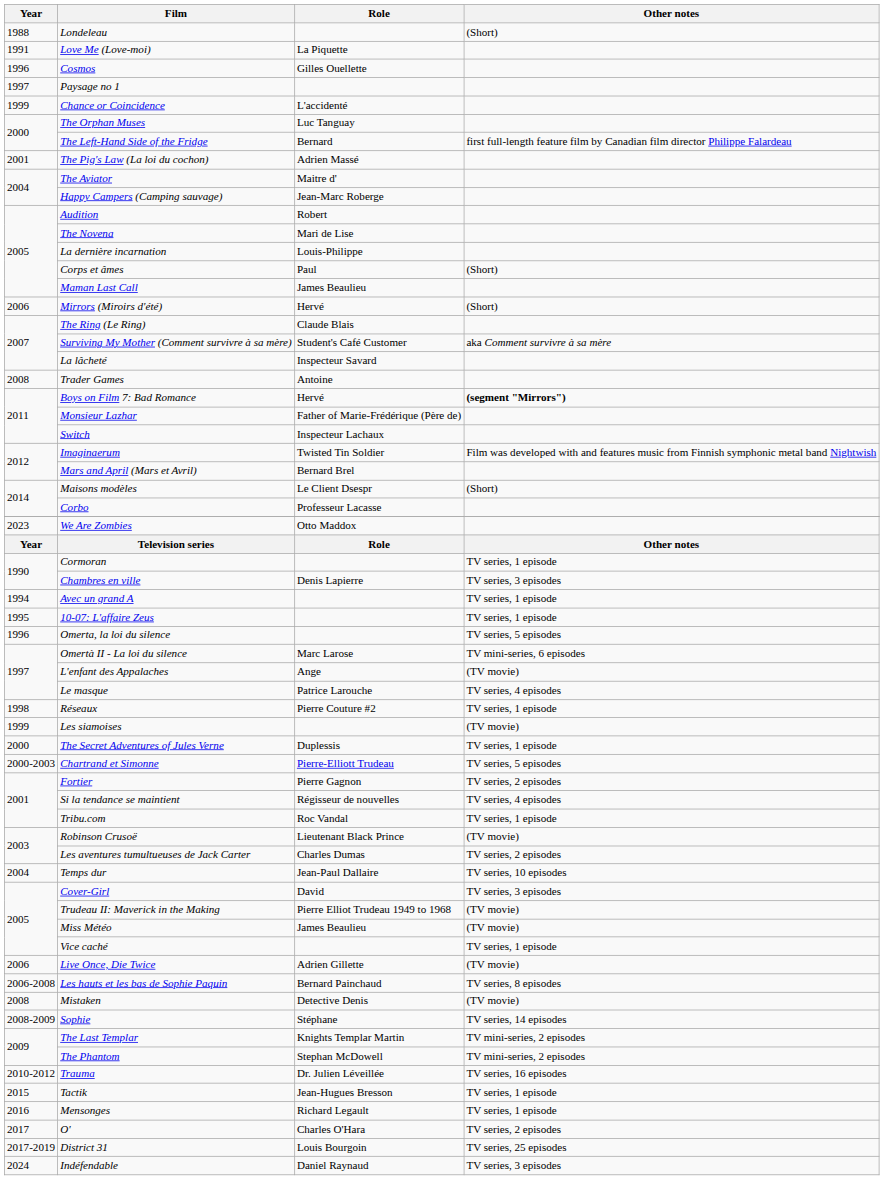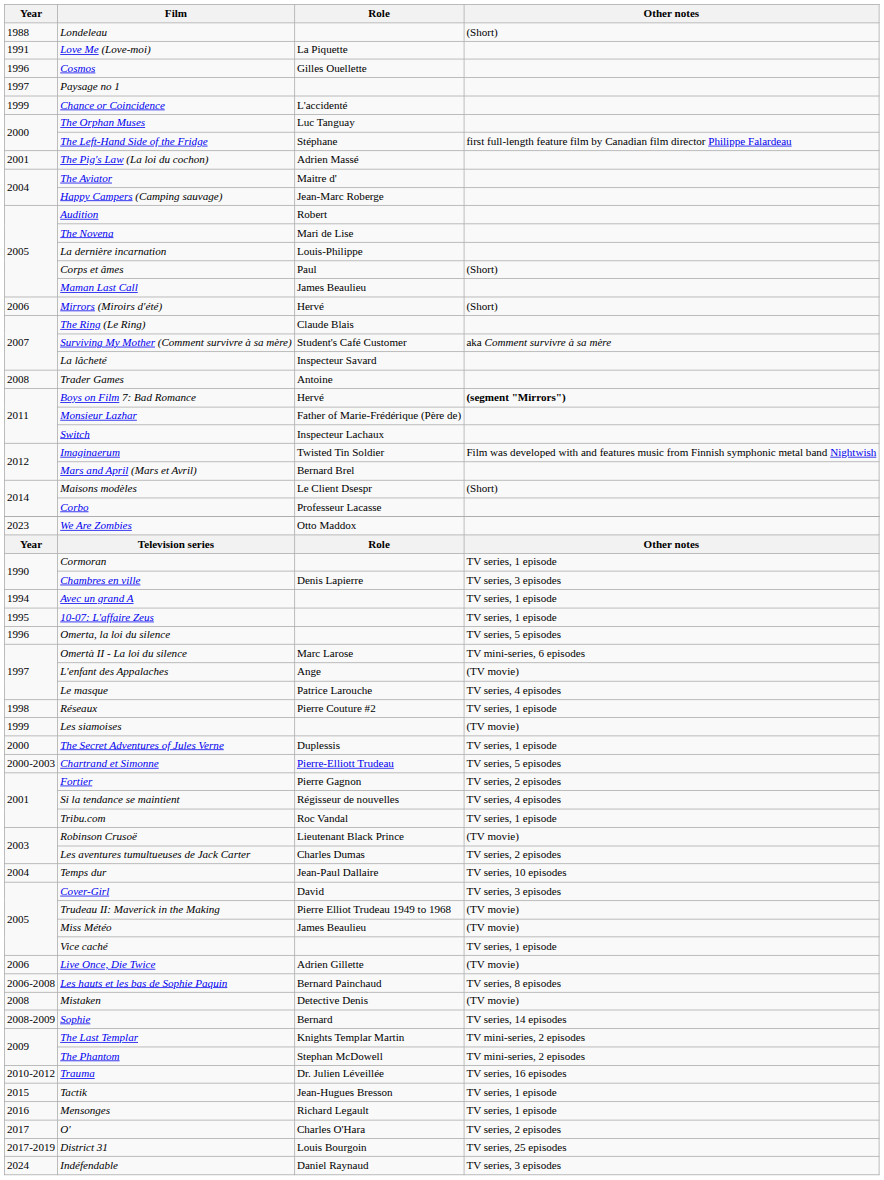(315, 142) Bernard -> (317, 142) Stéphane
(317, 1019) Stéphane -> (315, 1019) Bernard
